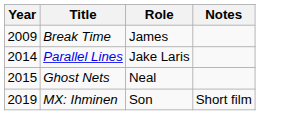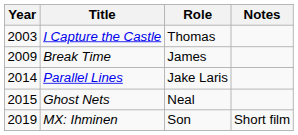+ row: (102, 36)
